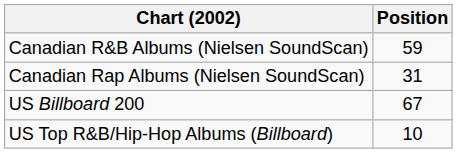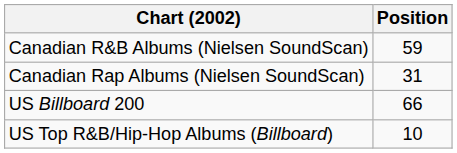(413, 104) 67 -> (413, 104) 66
